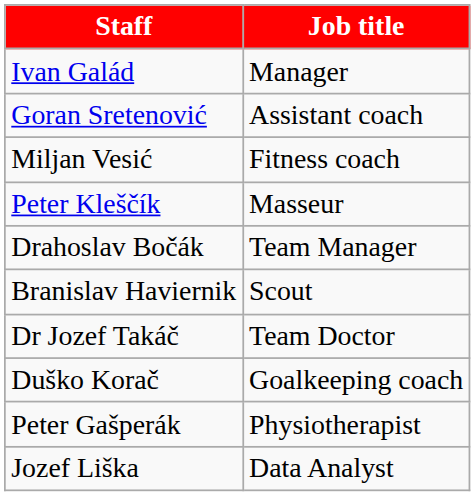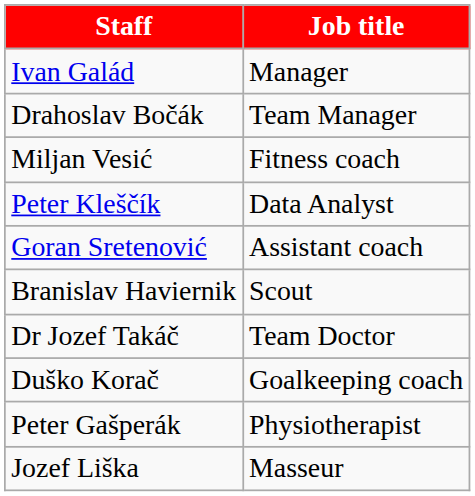rows swapped: (109, 114) <-> (108, 247)
(296, 203) Masseur -> (321, 203) Data Analyst
(321, 468) Data Analyst -> (296, 468) Masseur
